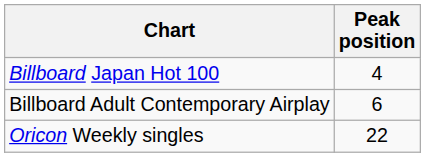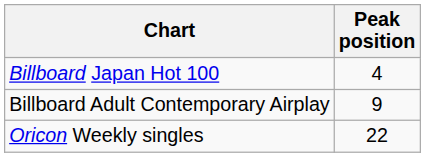(377, 104) 6 -> (377, 104) 9
